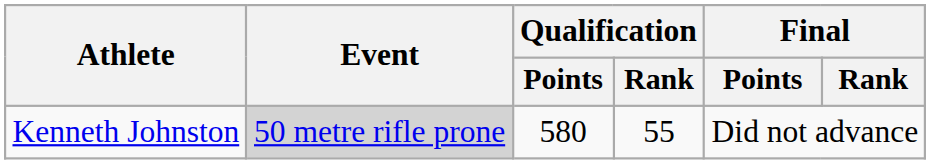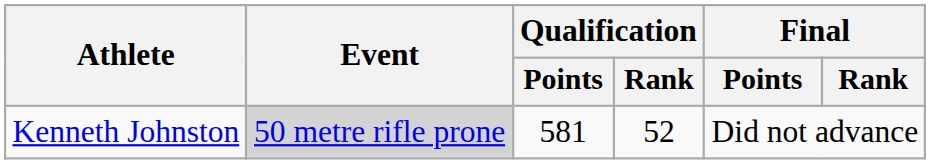(563, 132) 580 -> (563, 132) 581
(659, 132) 55 -> (659, 132) 52
